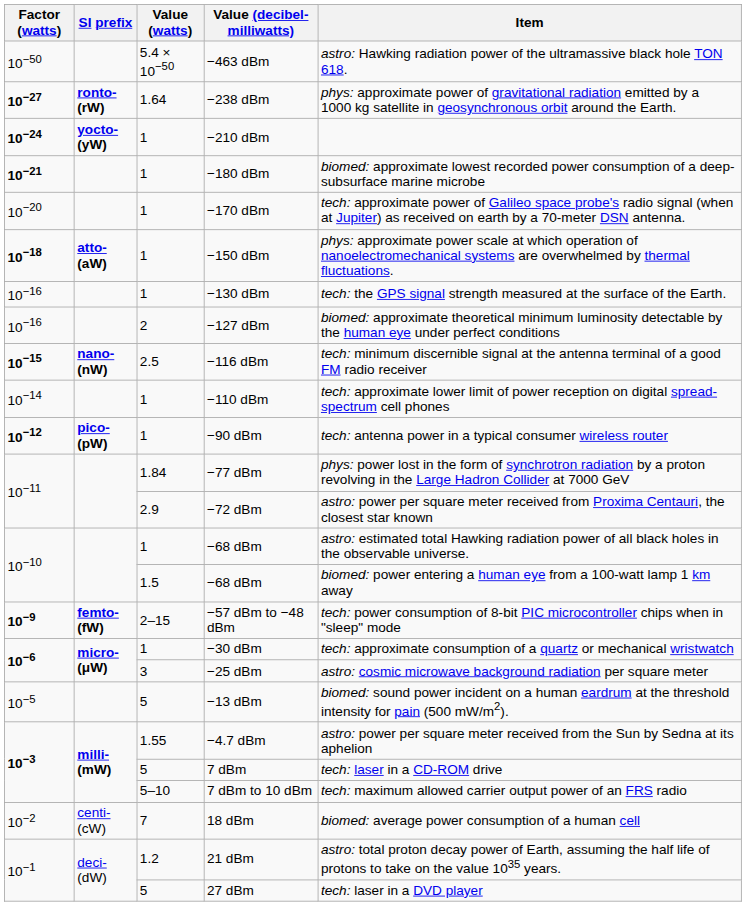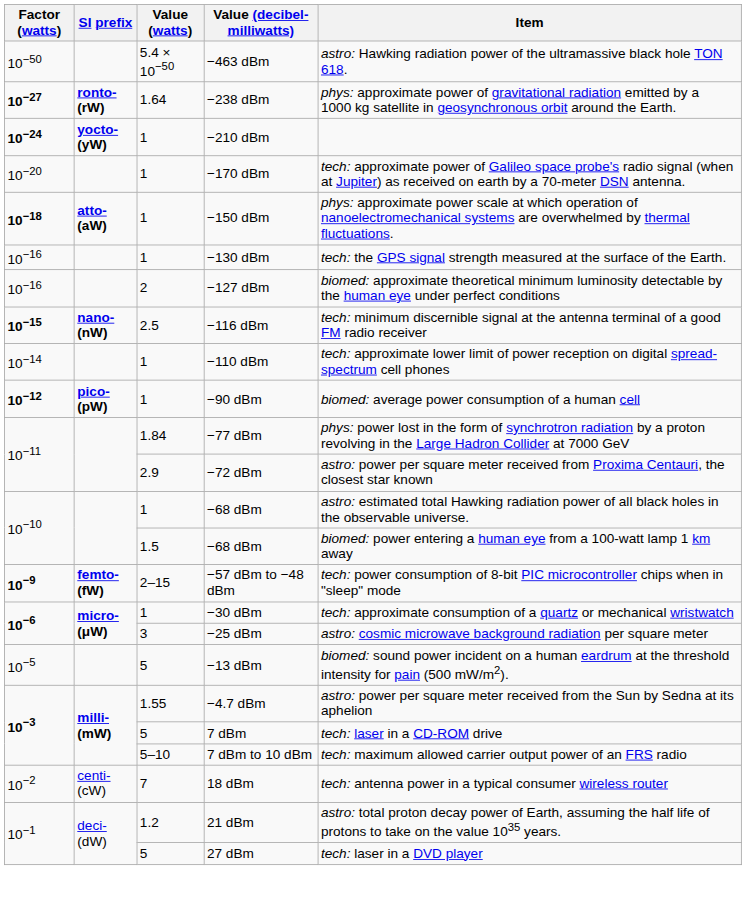- row: (144, 174)
(494, 435) tech: antenna power in a typical consumer wireless router -> (480, 398) biomed: average power consumption of a human cell
(480, 820) biomed: average power consumption of a human cell -> (494, 783) tech: antenna power in a typical consumer wireless router
